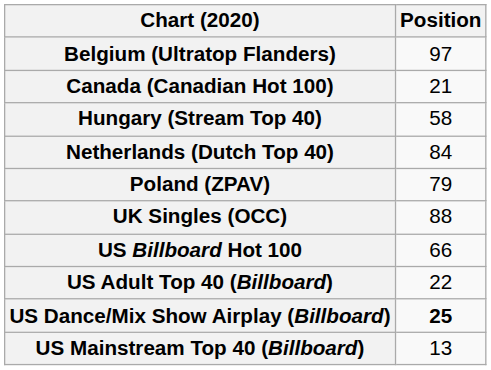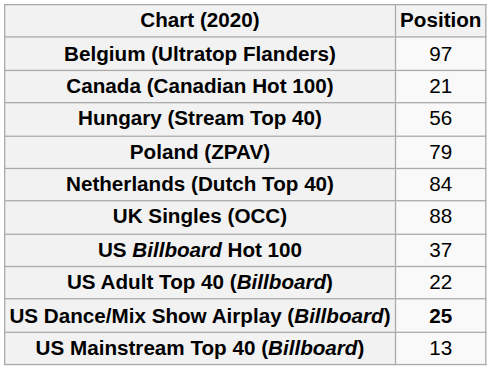(441, 119) 58 -> (441, 119) 56
rows swapped: (200, 151) <-> (200, 184)
(441, 250) 66 -> (441, 250) 37
